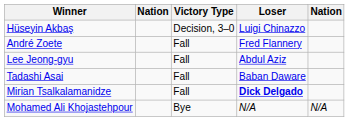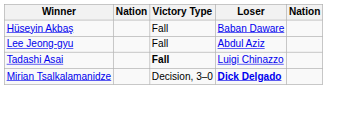(204, 28) Decision, 3–0 -> (160, 28) Fall
(272, 28) Luigi Chinazzo -> (251, 28) Baban Daware
- row: (34, 44)
(181, 76) normal -> (161, 60) bold
(272, 76) Baban Daware -> (251, 60) Luigi Chinazzo
(181, 92) Fall -> (182, 76) Decision, 3–0
- row: (70, 108)
